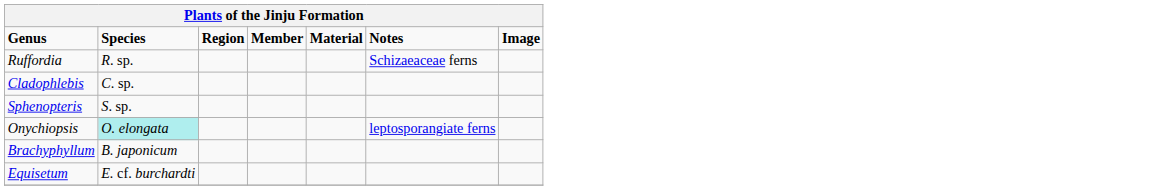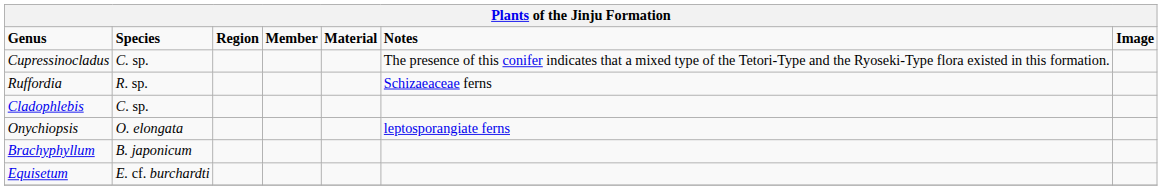+ row: (58, 60)
- row: (45, 106)
(135, 128) paleturquoise background -> (149, 128) no background
